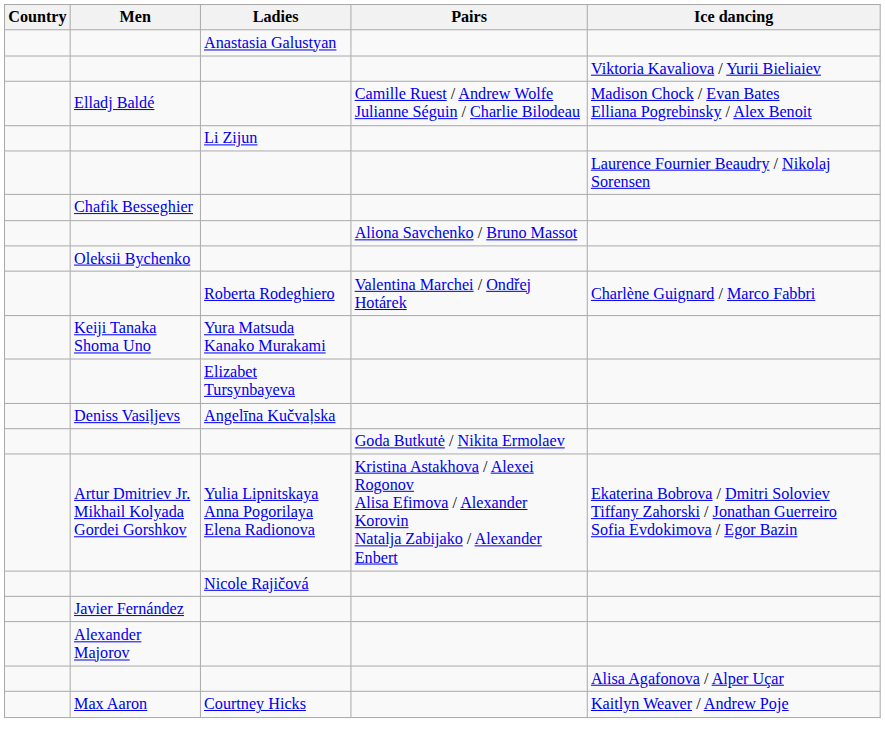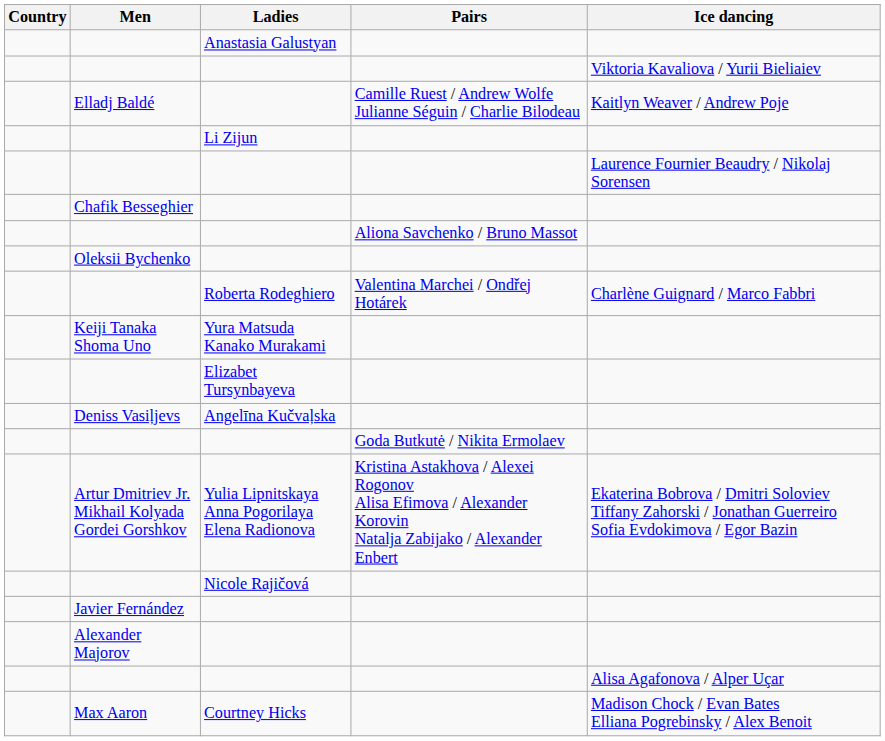(701, 103) Madison Chock / Evan Bates Elliana Pogrebinsky / Alex Benoit -> (690, 103) Kaitlyn Weaver / Andrew Poje
(690, 704) Kaitlyn Weaver / Andrew Poje -> (701, 713) Madison Chock / Evan Bates Elliana Pogrebinsky / Alex Benoit
